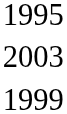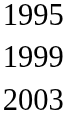rows swapped: (33, 99) <-> (33, 57)
